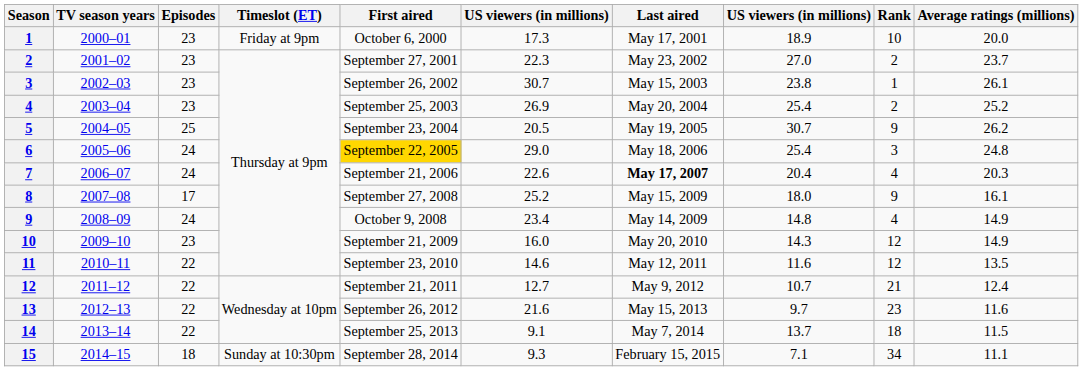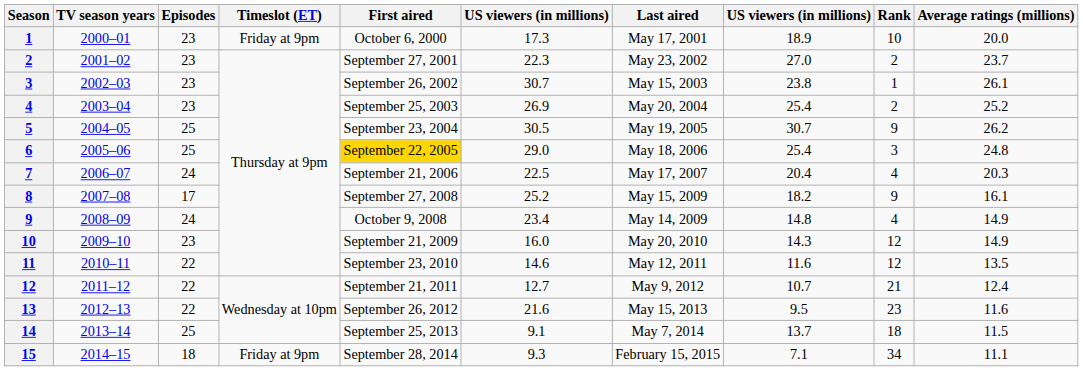(537, 128) 20.5 -> (537, 128) 30.5
(188, 151) 24 -> (188, 151) 25
(537, 173) 22.6 -> (537, 173) 22.5
(668, 173) bold -> (668, 173) normal
(799, 196) 18.0 -> (799, 196) 18.2
(799, 309) 9.7 -> (799, 309) 9.5
(188, 331) 22 -> (188, 331) 25
(279, 354) Sunday at 10:30pm -> (279, 354) Friday at 9pm
